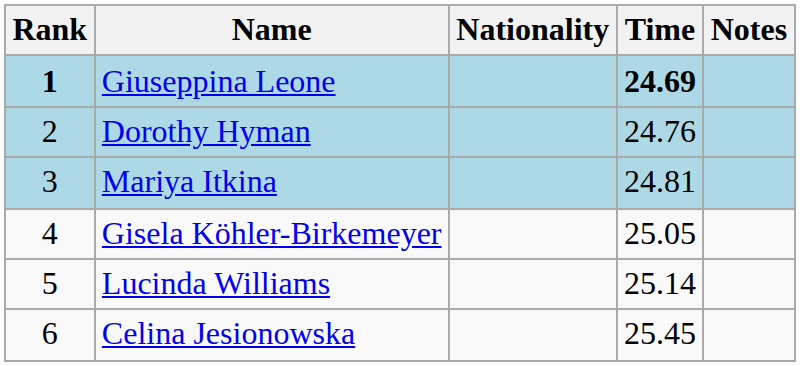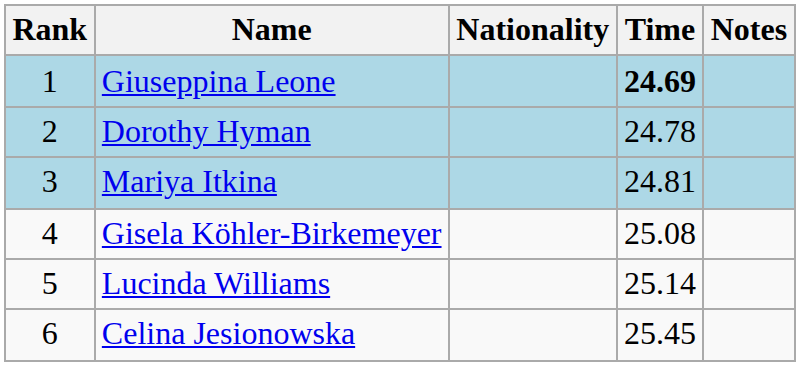(50, 80) bold -> (50, 80) normal
(660, 131) 24.76 -> (660, 131) 24.78
(660, 232) 25.05 -> (660, 232) 25.08
